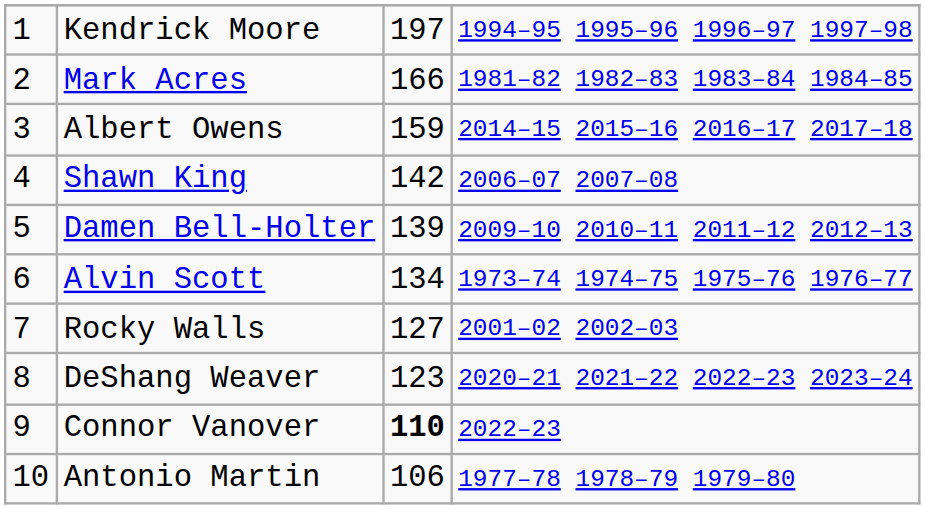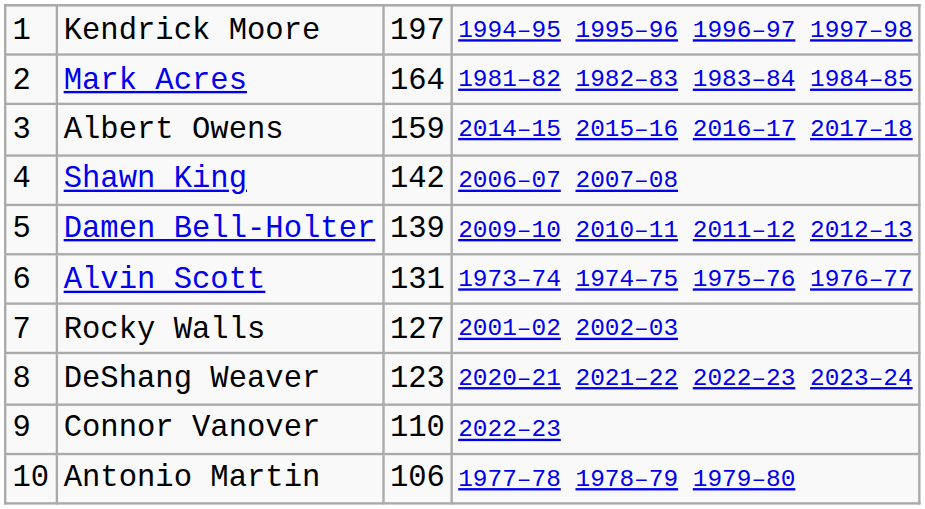(417, 80) 166 -> (417, 80) 164
(417, 279) 134 -> (417, 279) 131
(417, 428) bold -> (417, 428) normal
